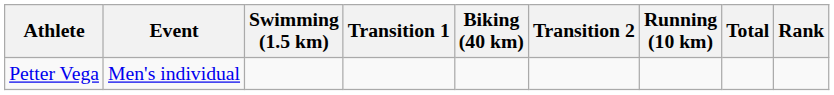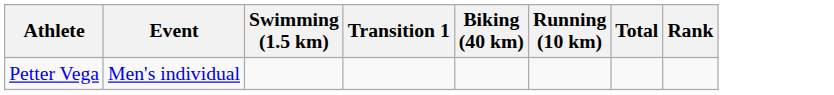- column: (584, 31)
